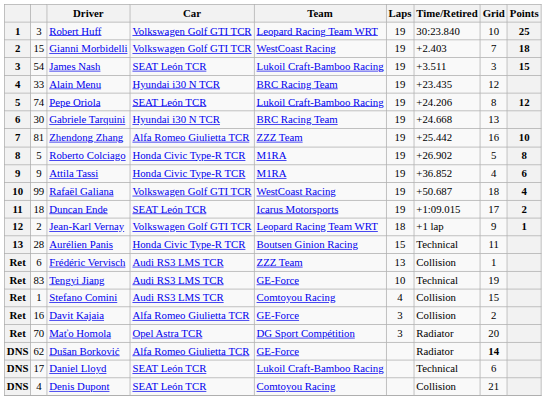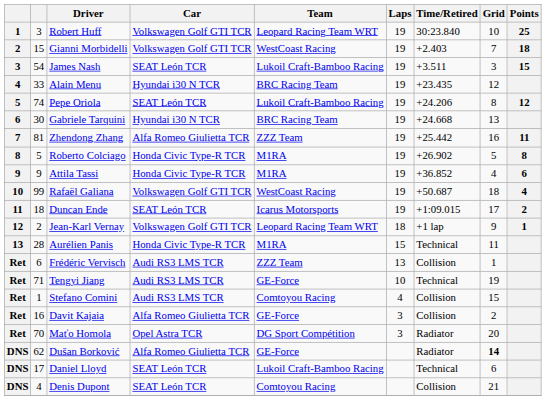(524, 138) 10 -> (524, 138) 11
(307, 244) Boutsen Ginion Racing -> (272, 244) M1RA
(39, 280) 83 -> (39, 280) 71
